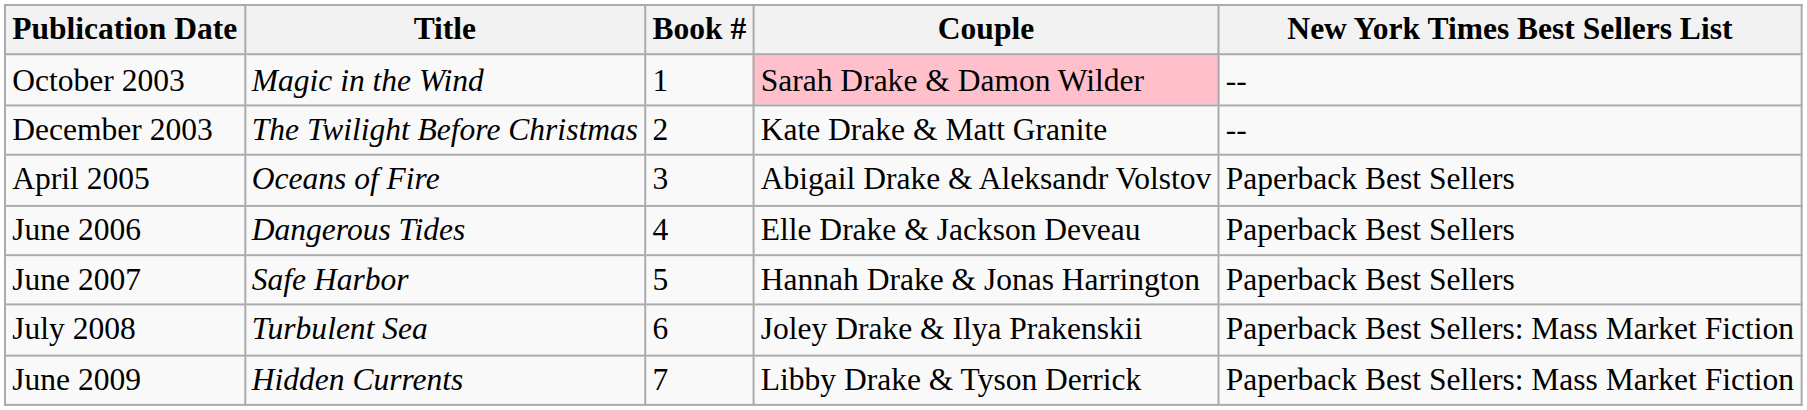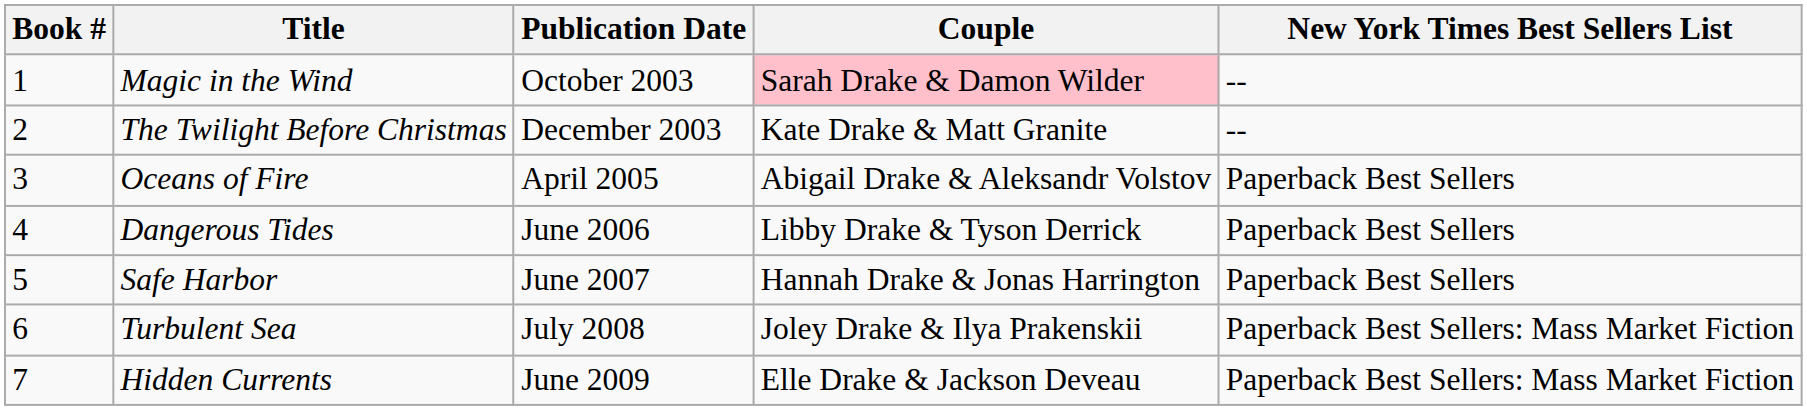columns swapped: (699, 29) <-> (125, 29)
(951, 229) Elle Drake & Jackson Deveau -> (951, 229) Libby Drake & Tyson Derrick
(951, 379) Libby Drake & Tyson Derrick -> (951, 379) Elle Drake & Jackson Deveau
